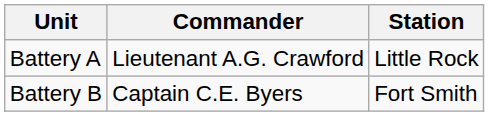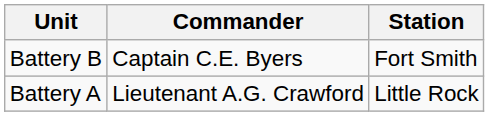rows swapped: (55, 57) <-> (56, 93)
